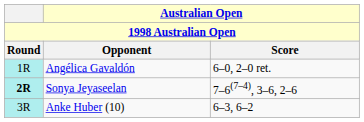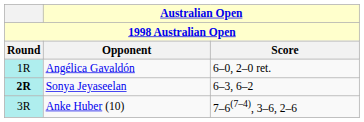(255, 88) 7–6(7–4), 3–6, 2–6 -> (233, 86) 6–3, 6–2
(233, 108) 6–3, 6–2 -> (255, 106) 7–6(7–4), 3–6, 2–6
